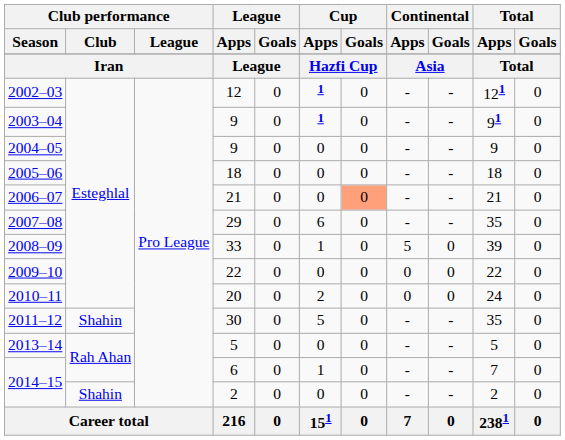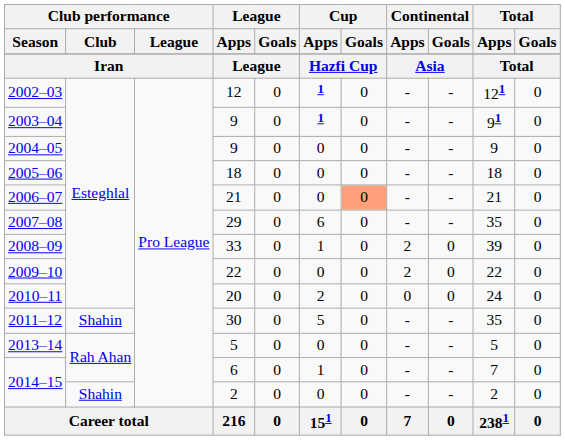(407, 246) 5 -> (407, 246) 2
(407, 271) 0 -> (407, 271) 2
